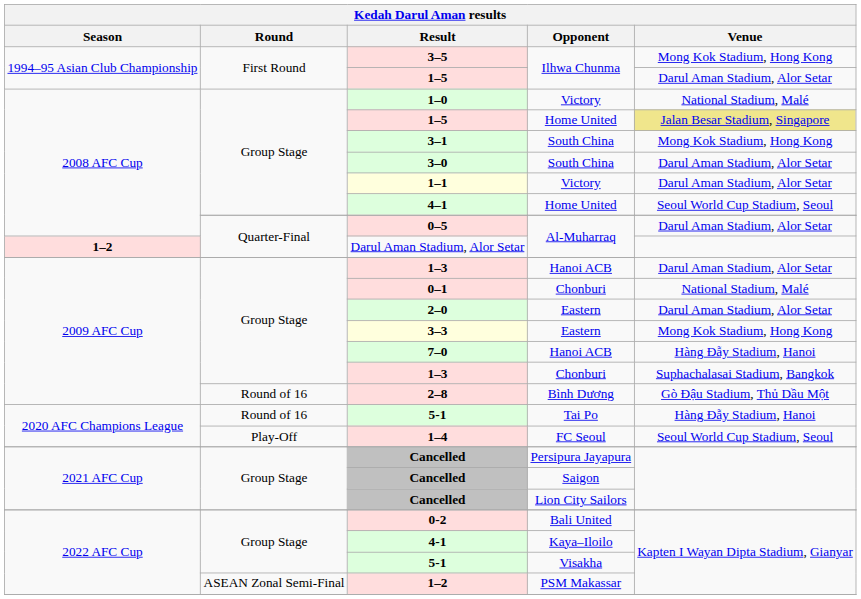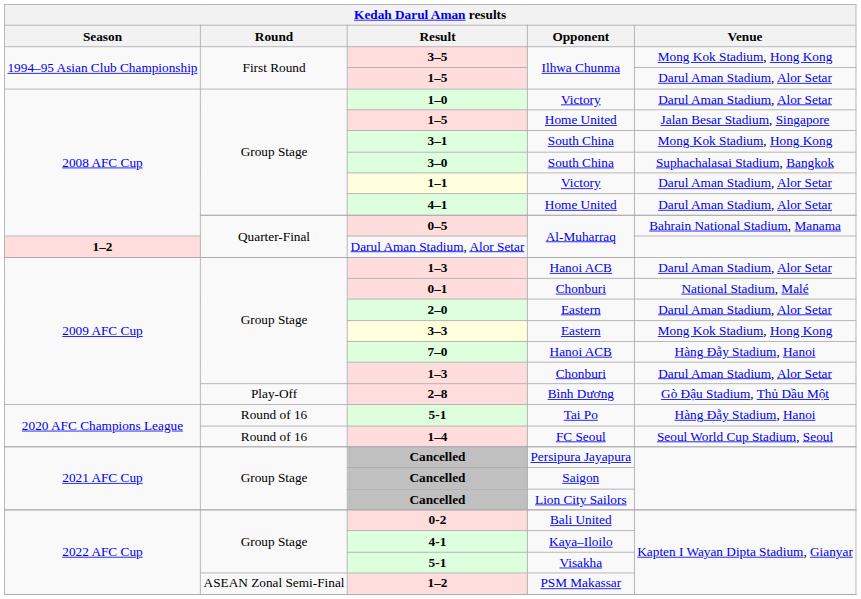(745, 99) National Stadium, Malé -> (745, 99) Darul Aman Stadium, Alor Setar
(745, 120) khaki background -> (745, 120) no background
(745, 162) Darul Aman Stadium, Alor Setar -> (745, 162) Suphachalasai Stadium, Bangkok
(745, 204) Seoul World Cup Stadium, Seoul -> (745, 204) Darul Aman Stadium, Alor Setar
(745, 225) Darul Aman Stadium, Alor Setar -> (745, 225) Bahrain National Stadium, Manama
(745, 373) Suphachalasai Stadium, Bangkok -> (745, 373) Darul Aman Stadium, Alor Setar
(274, 394) Round of 16 -> (274, 394) Play-Off
(274, 436) Play-Off -> (274, 436) Round of 16
